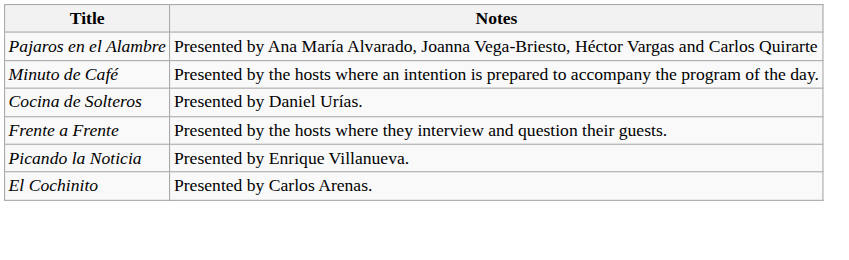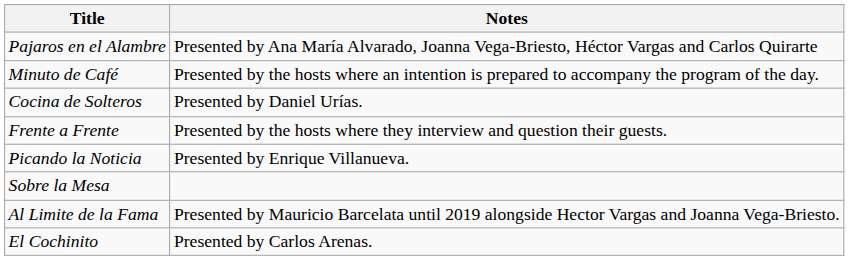+ row: (59, 185)
+ row: (83, 213)
